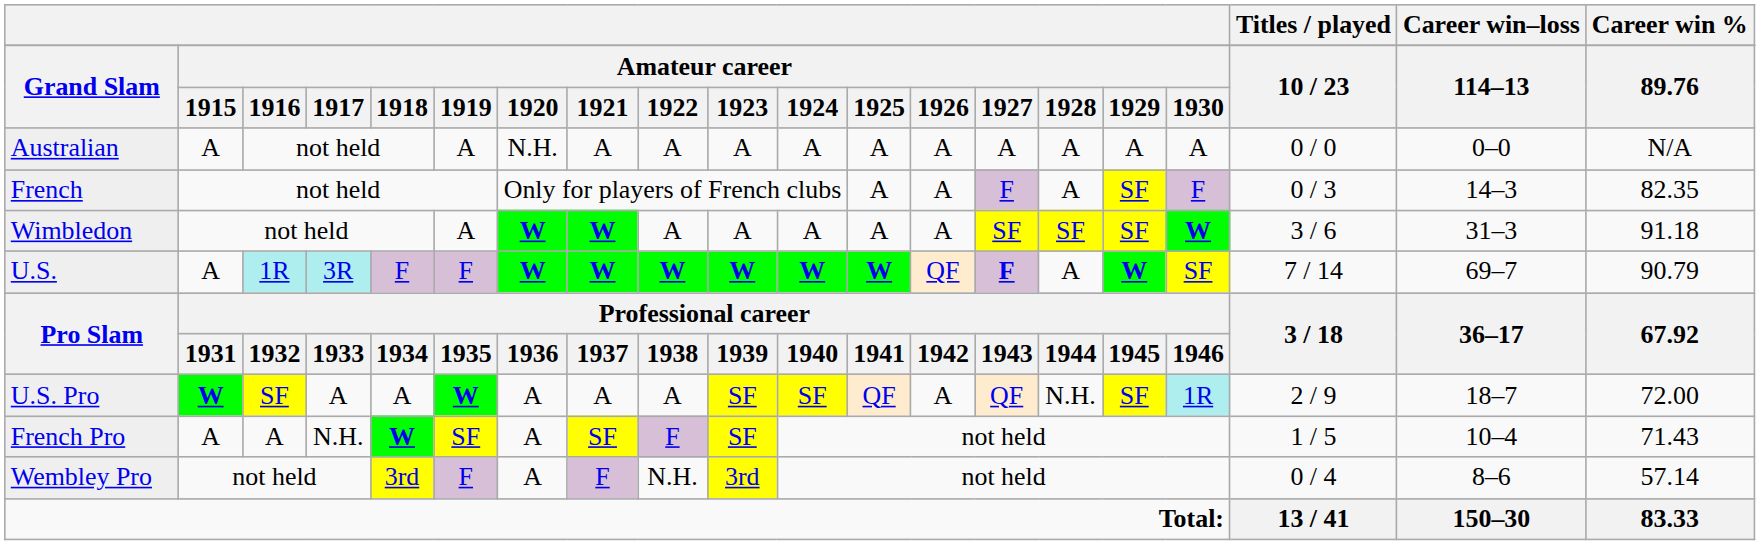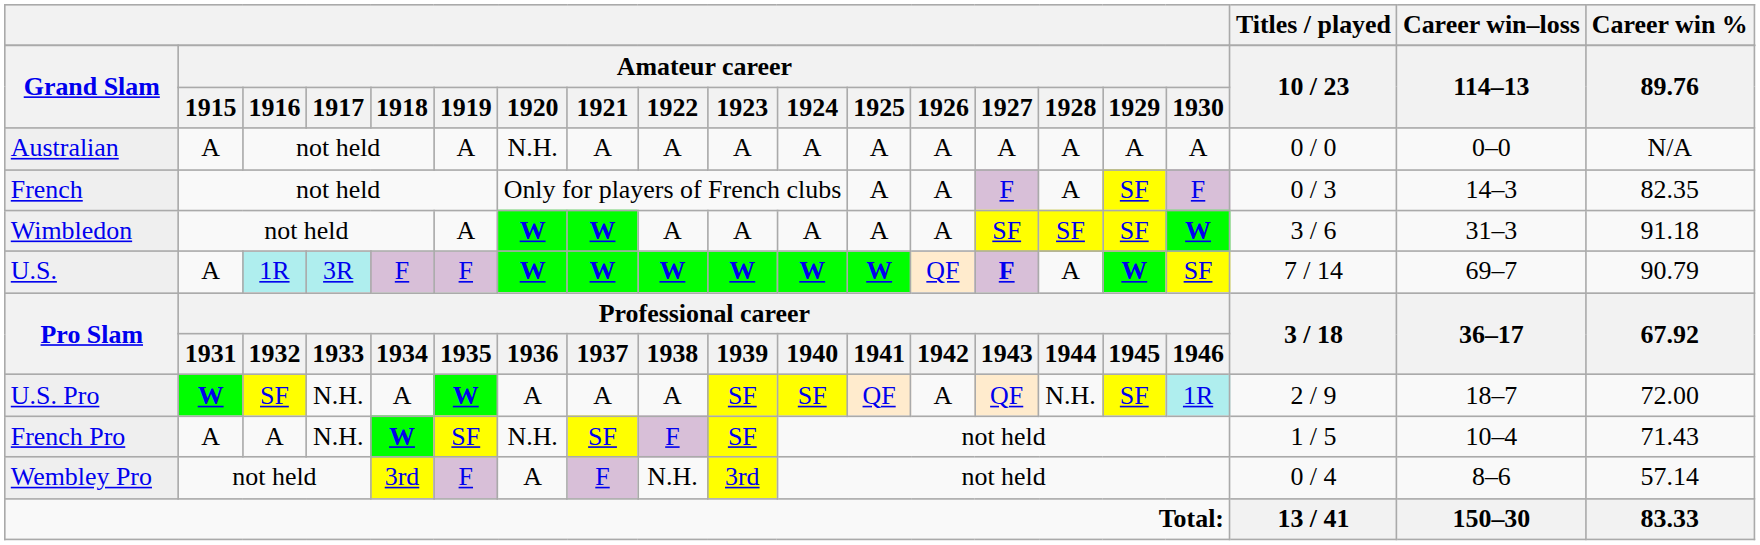(338, 395) A -> (338, 395) N.H.
(533, 436) A -> (533, 436) N.H.
